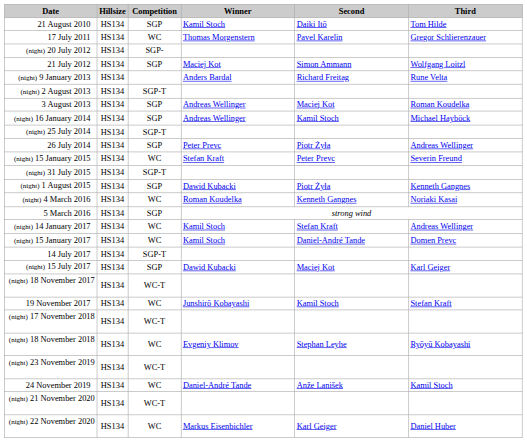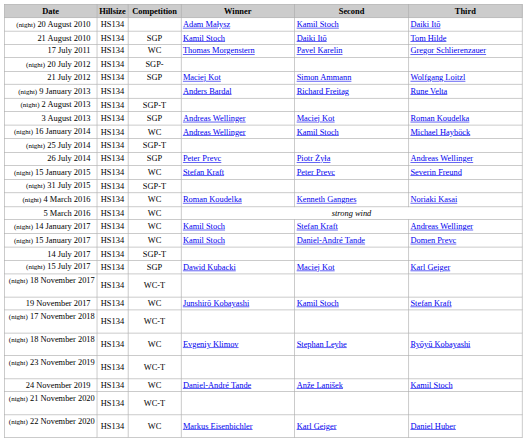+ row: (56, 24)
(155, 118) SGP -> (155, 131) WC
- row: (58, 185)
(155, 213) SGP -> (155, 213) WC
